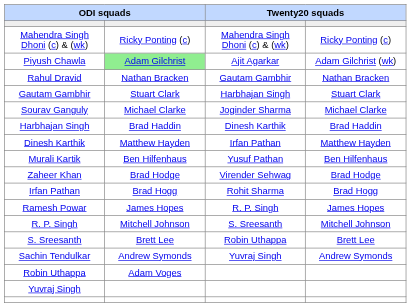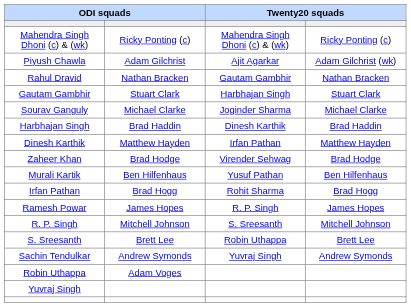(155, 61) lightgreen background -> (155, 61) no background
rows swapped: (55, 159) <-> (55, 175)
